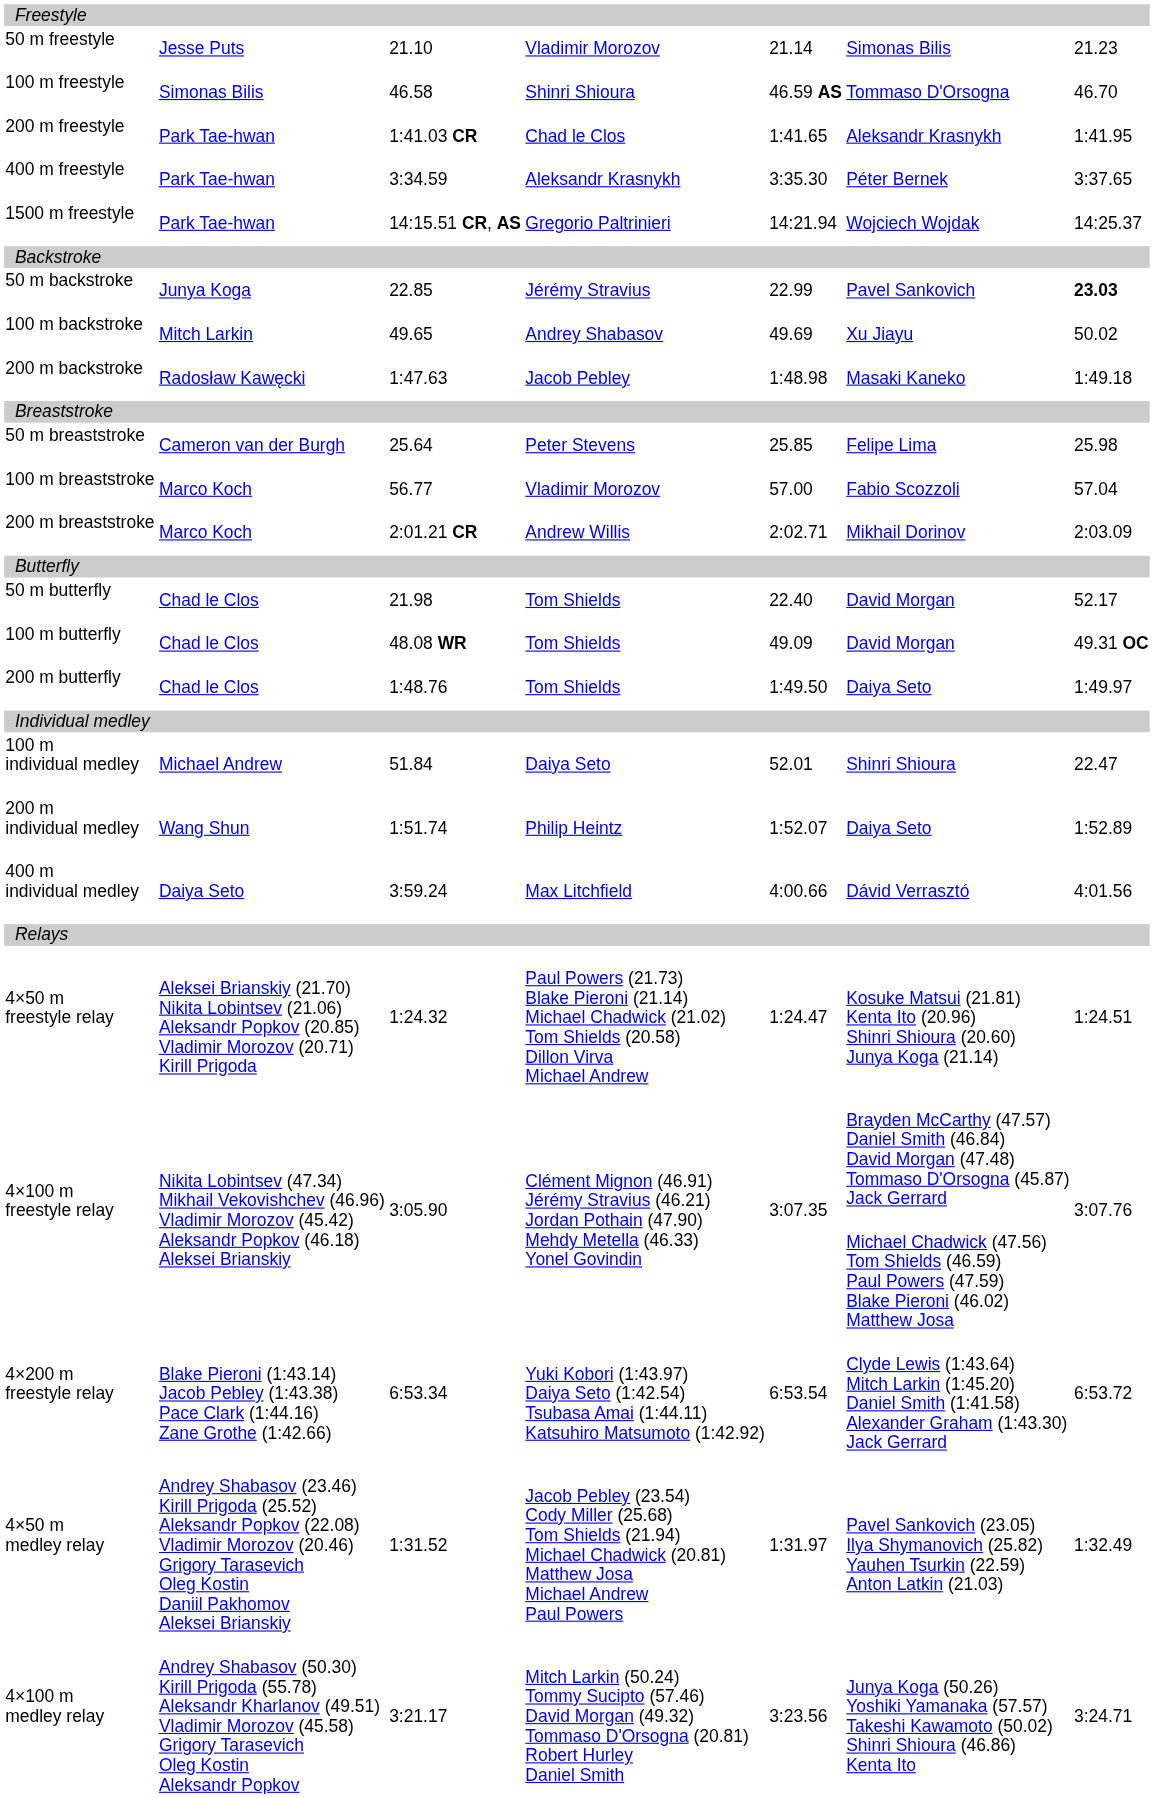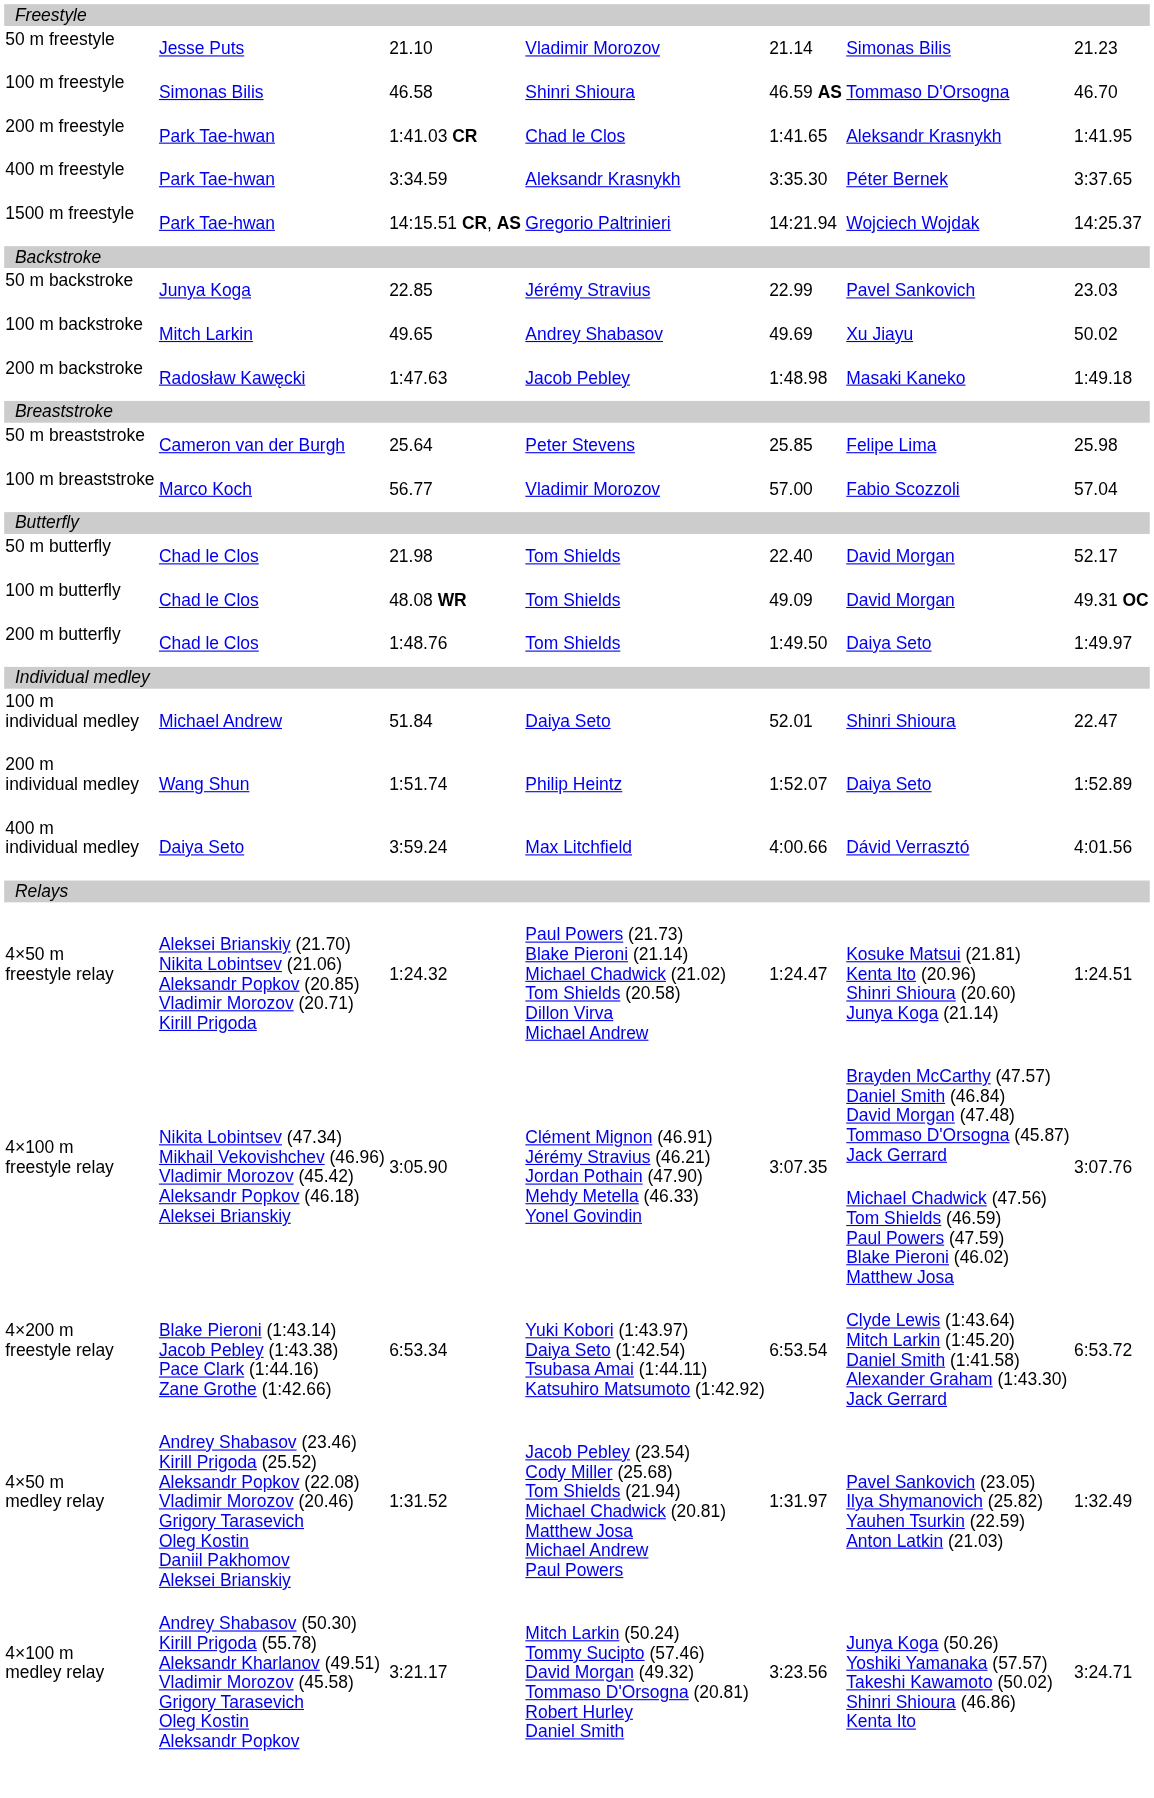(1096, 290) bold -> (1096, 290) normal
- row: (80, 532)
